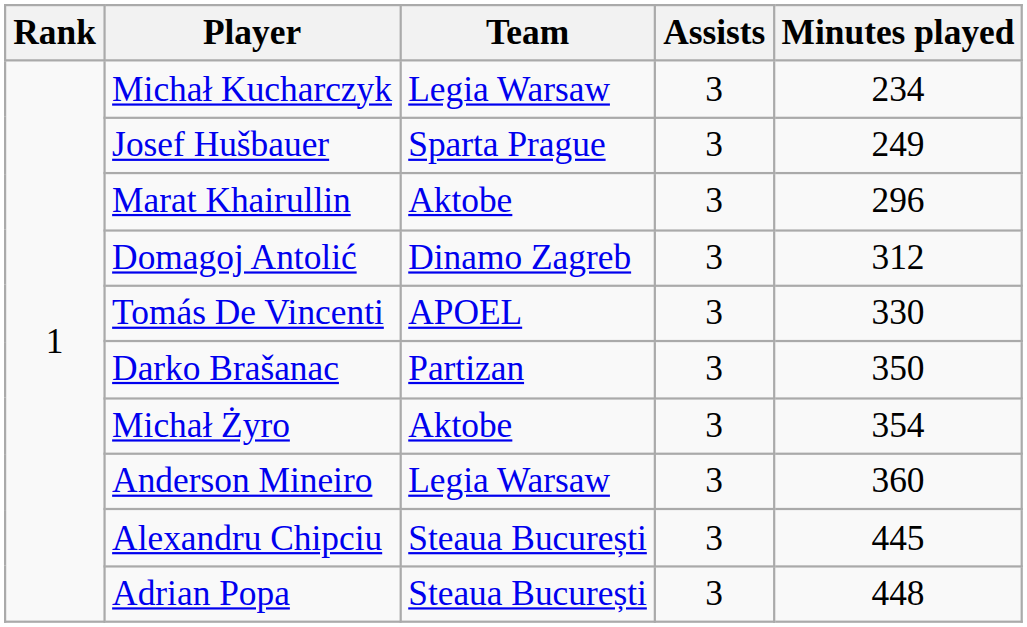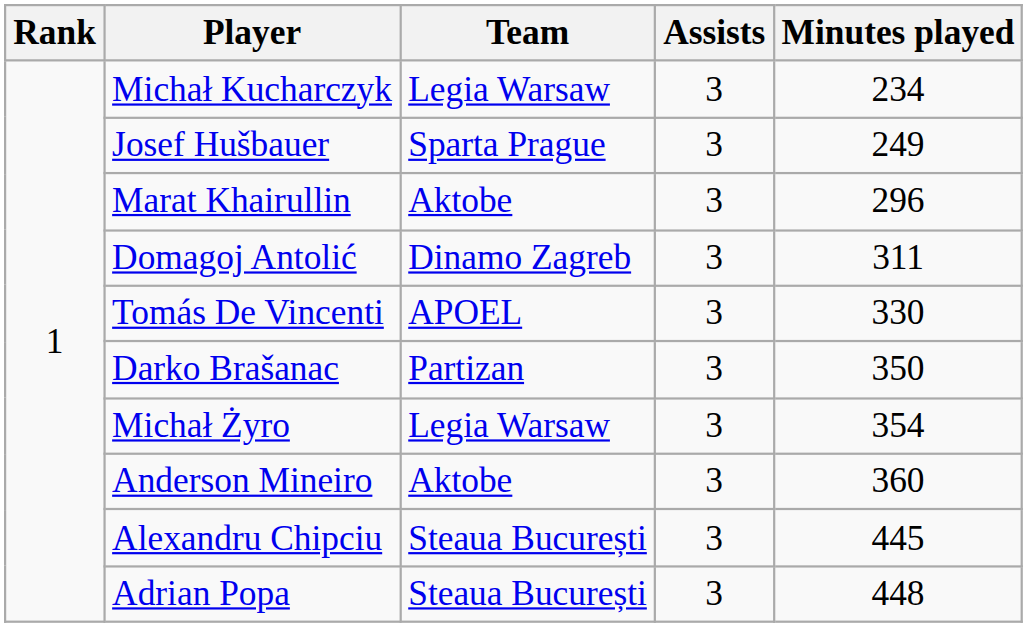(898, 256) 312 -> (898, 256) 311
(460, 425) Aktobe -> (509, 425) Legia Warsaw
(509, 481) Legia Warsaw -> (460, 481) Aktobe
